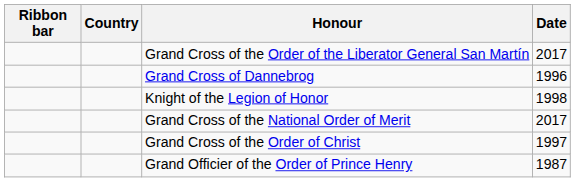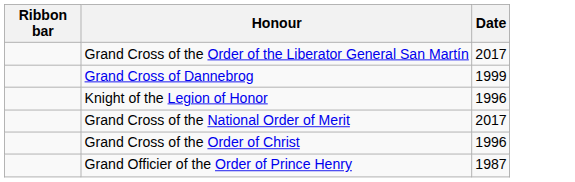- column: (112, 23)
(551, 76) 1996 -> (491, 76) 1999
(551, 98) 1998 -> (491, 98) 1996
(551, 143) 1997 -> (491, 143) 1996
